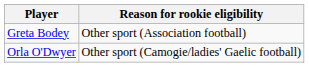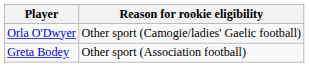rows swapped: (38, 33) <-> (42, 52)
